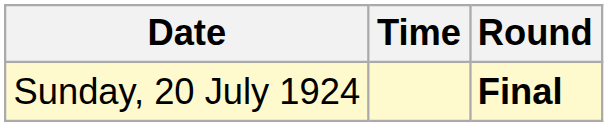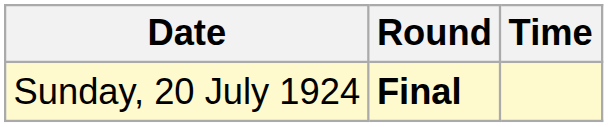columns swapped: (419, 33) <-> (535, 33)
